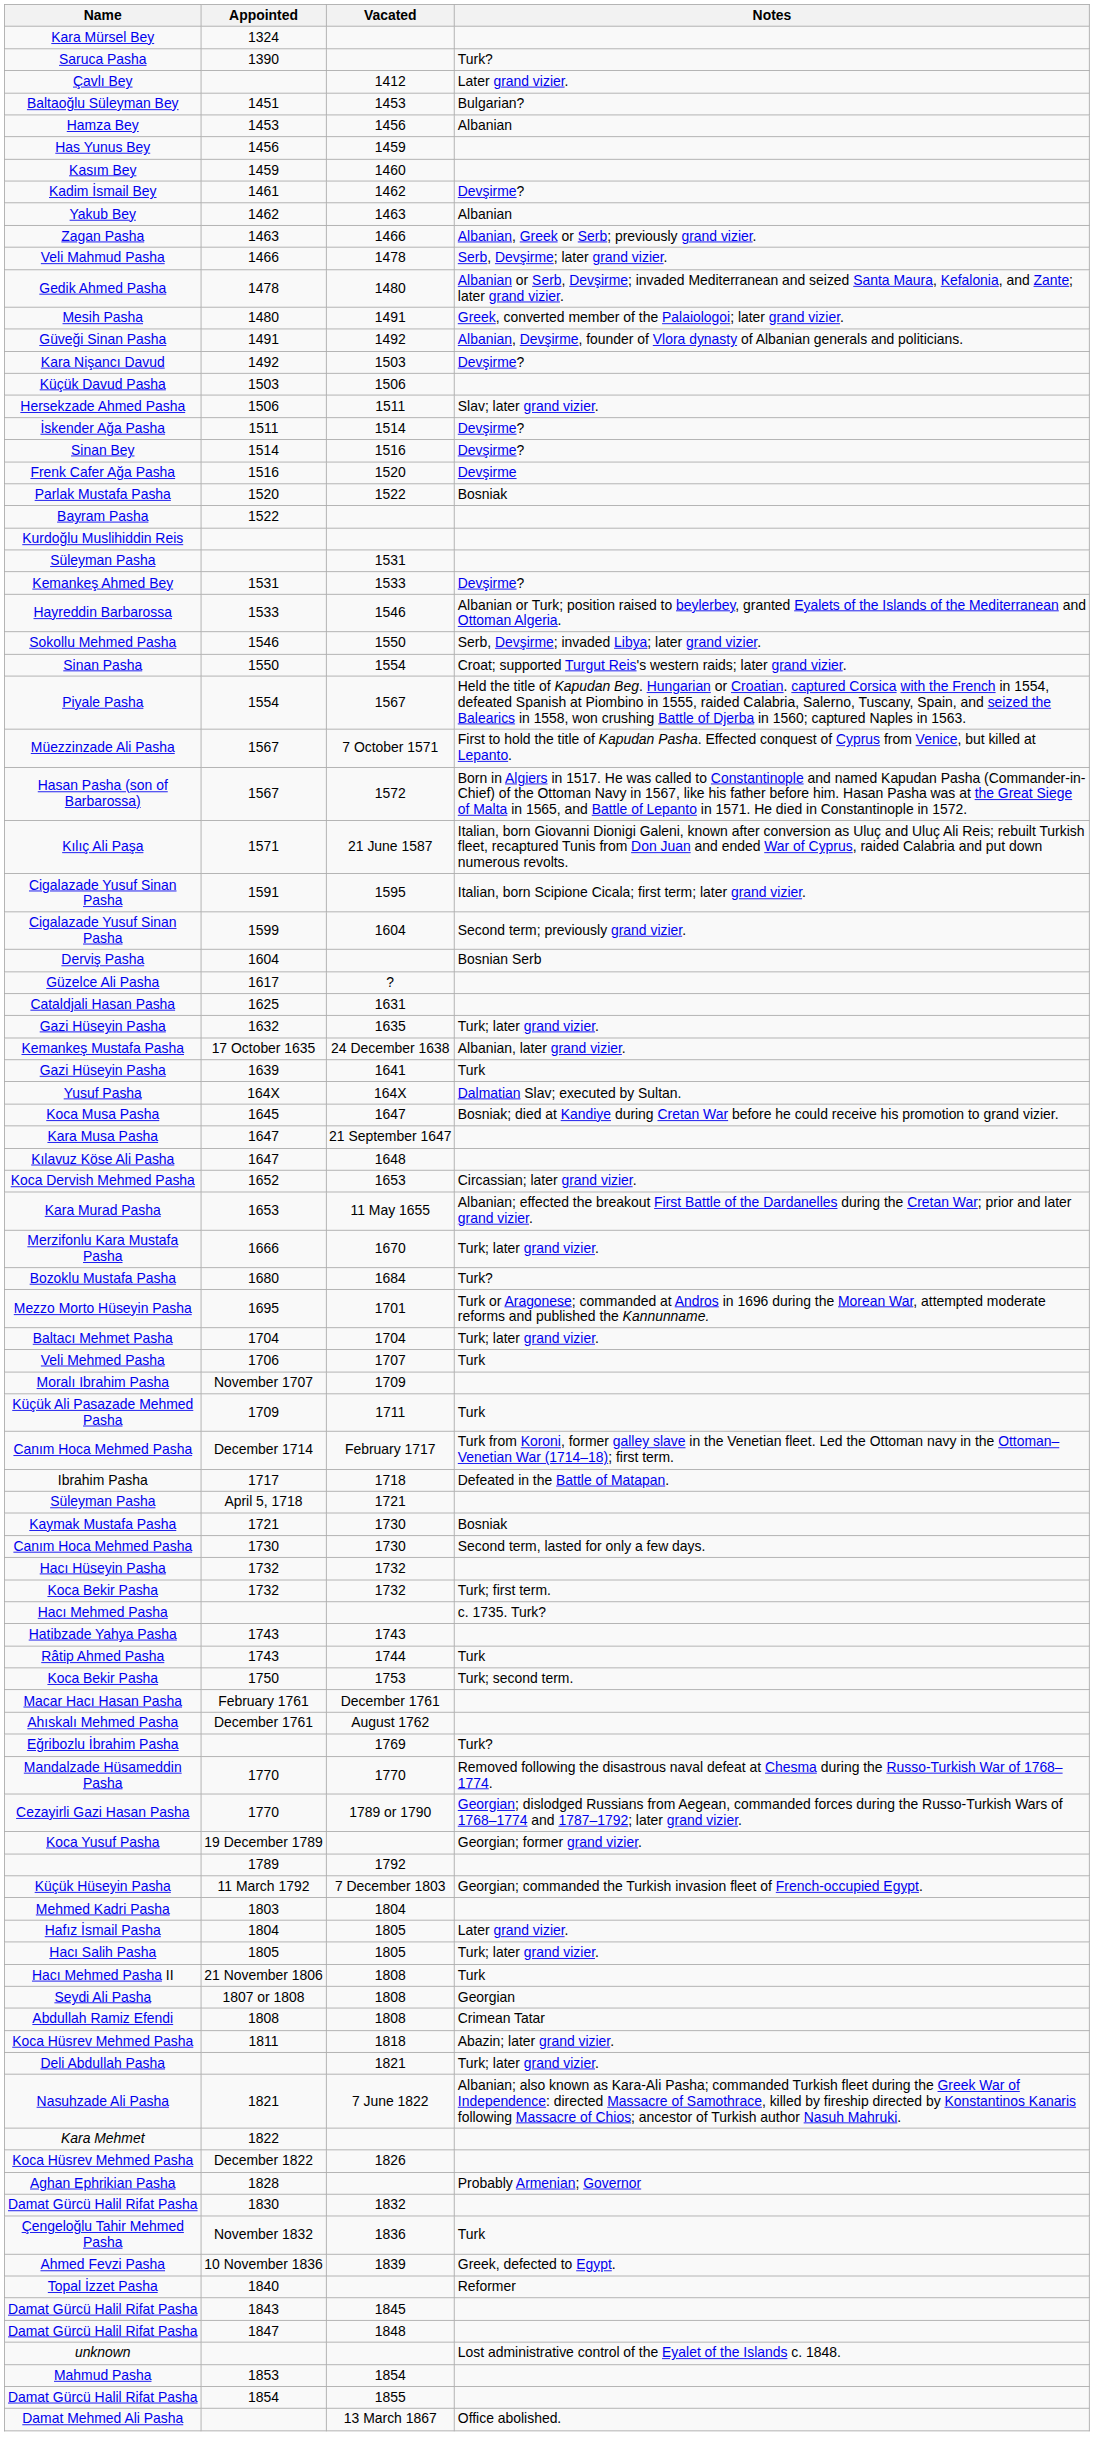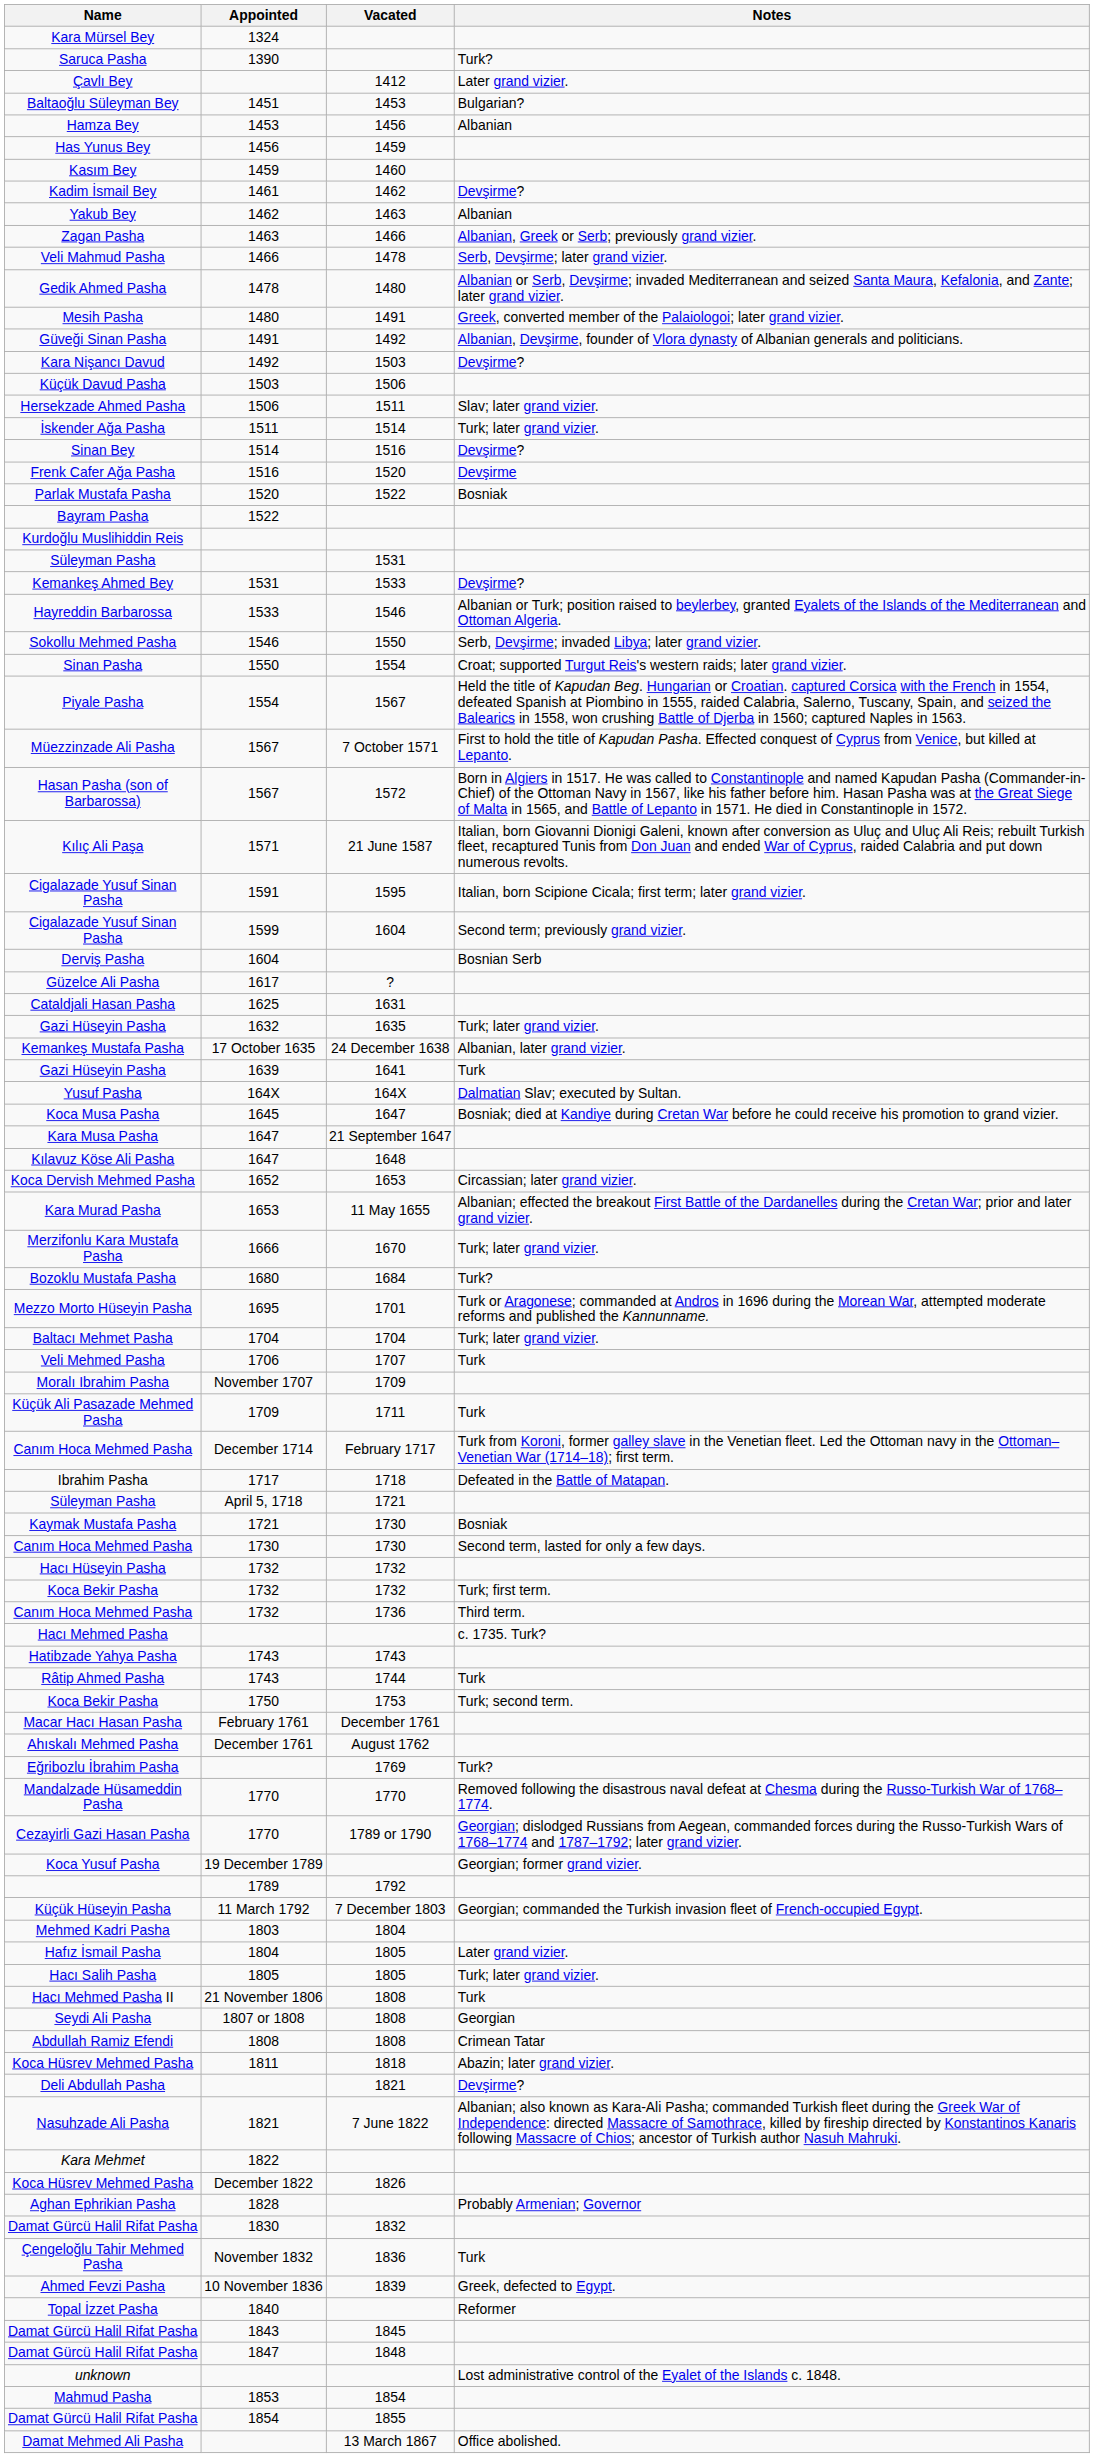(491, 428) Devşirme? -> (528, 428) Turk; later grand vizier.
+ row: (103, 1612)
(528, 2063) Turk; later grand vizier. -> (491, 2085) Devşirme?
